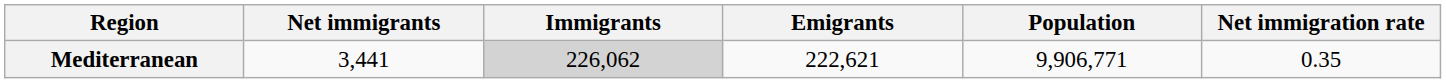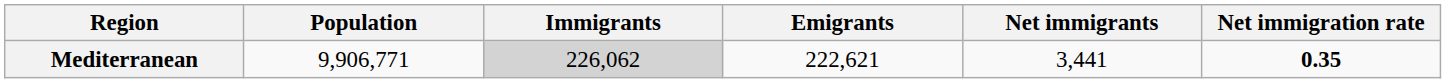columns swapped: (1082, 22) <-> (364, 22)
(1321, 58) normal -> (1321, 58) bold
